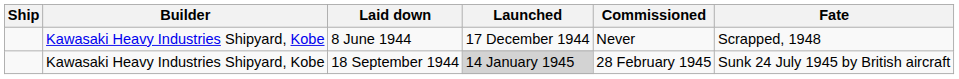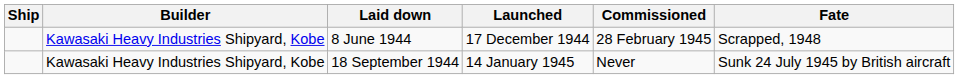(616, 39) Never -> (654, 39) 28 February 1945
(520, 62) lightgrey background -> (520, 62) no background
(654, 62) 28 February 1945 -> (616, 62) Never
